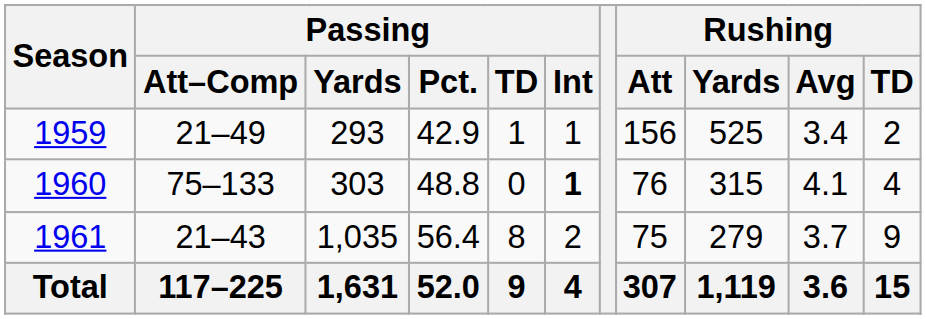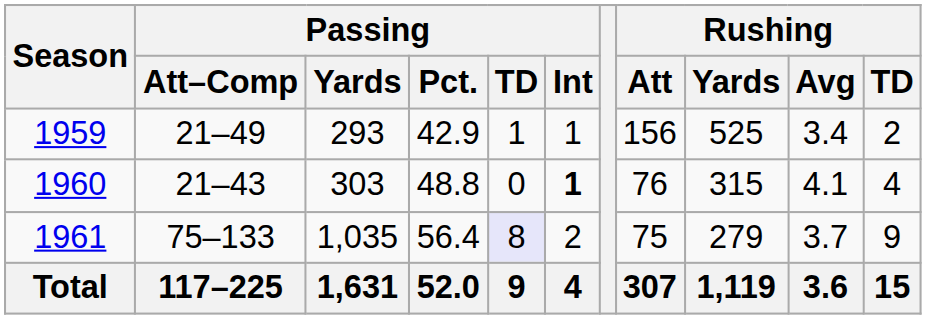(221, 184) 75–133 -> (221, 184) 21–43
(221, 236) 21–43 -> (221, 236) 75–133
(516, 236) no background -> (516, 236) lavender background
